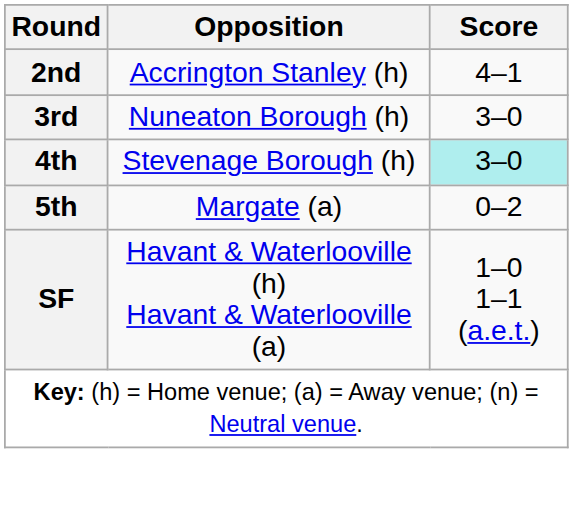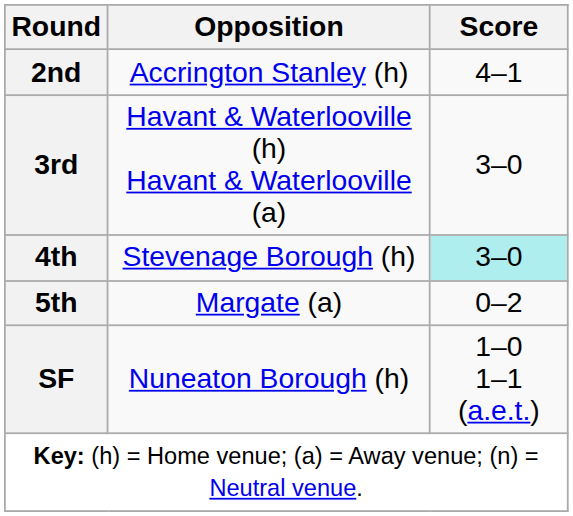(269, 116) Nuneaton Borough (h) -> (269, 164) Havant & Waterlooville (h) Havant & Waterlooville (a)
(269, 299) Havant & Waterlooville (h) Havant & Waterlooville (a) -> (269, 378) Nuneaton Borough (h)
